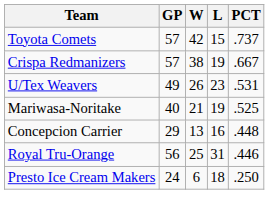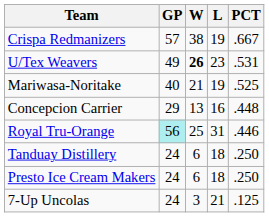- row: (52, 39)
(196, 85) normal -> (196, 62) bold
(172, 154) no background -> (172, 131) paleturquoise background
+ row: (62, 154)
+ row: (48, 200)
